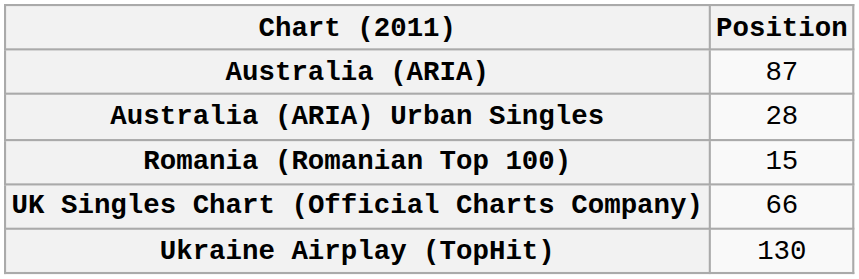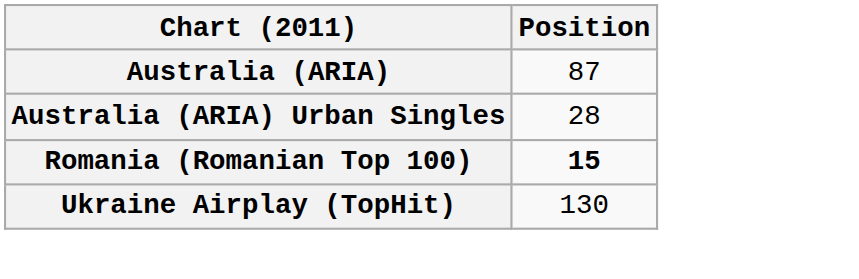(782, 162) normal -> (584, 162) bold
- row: (357, 206)
